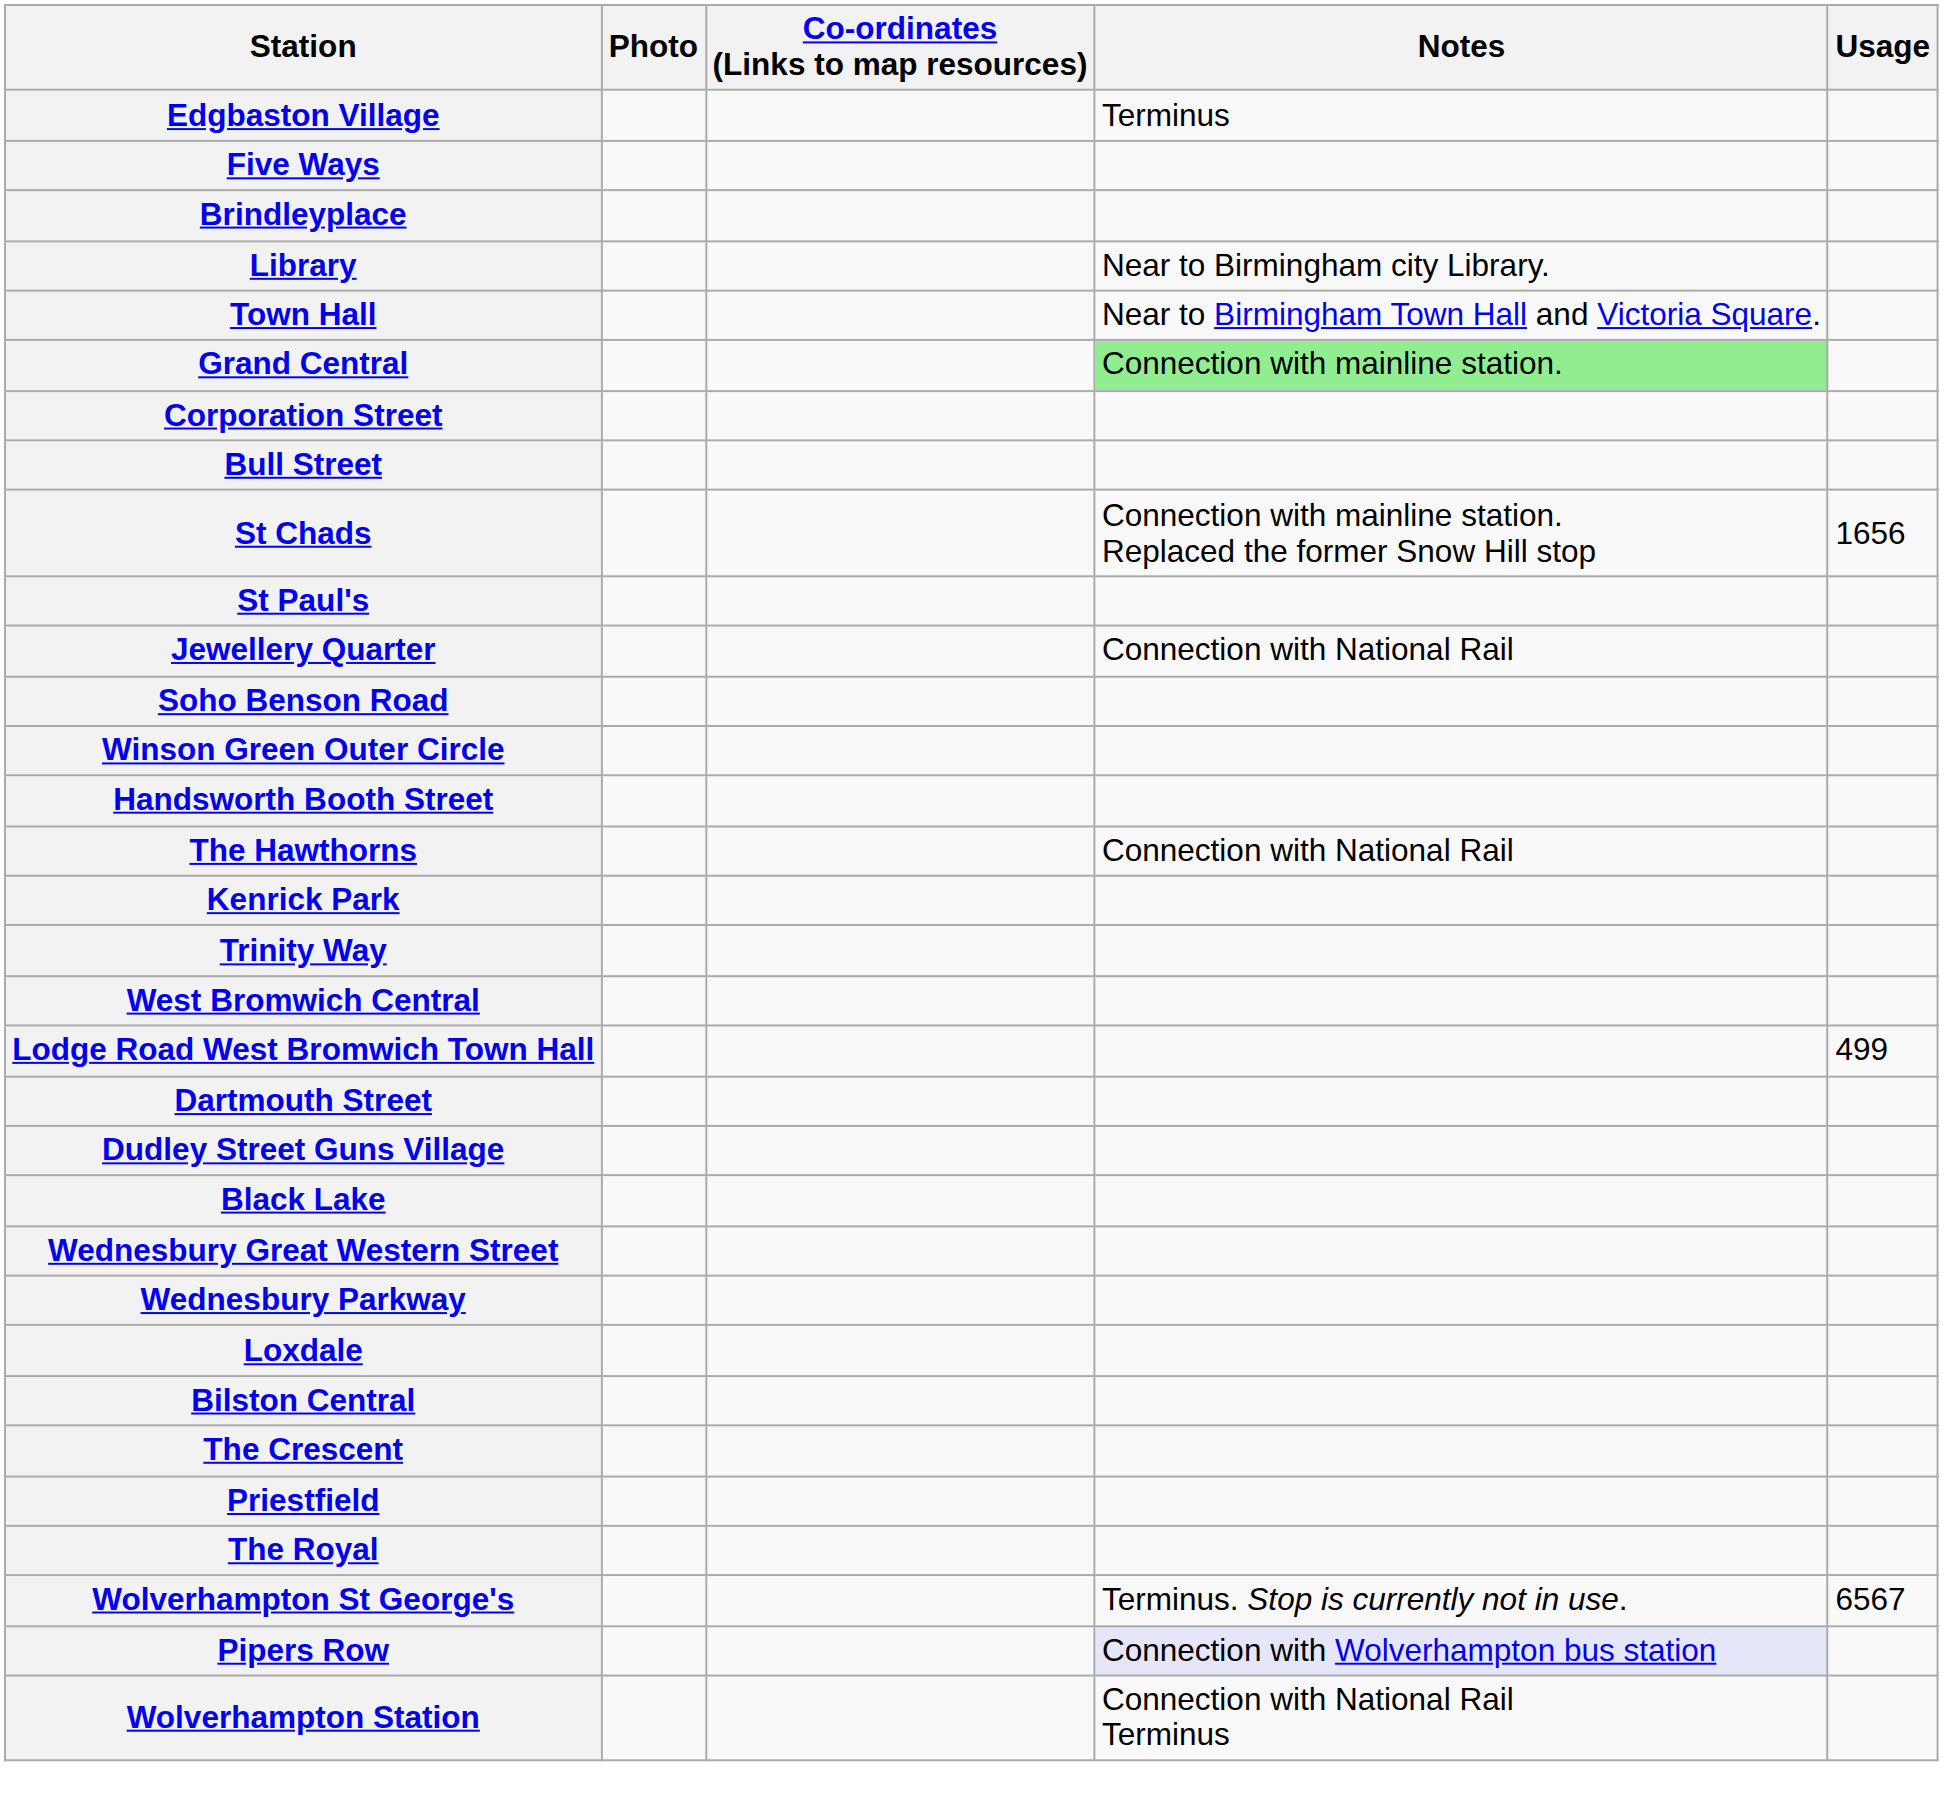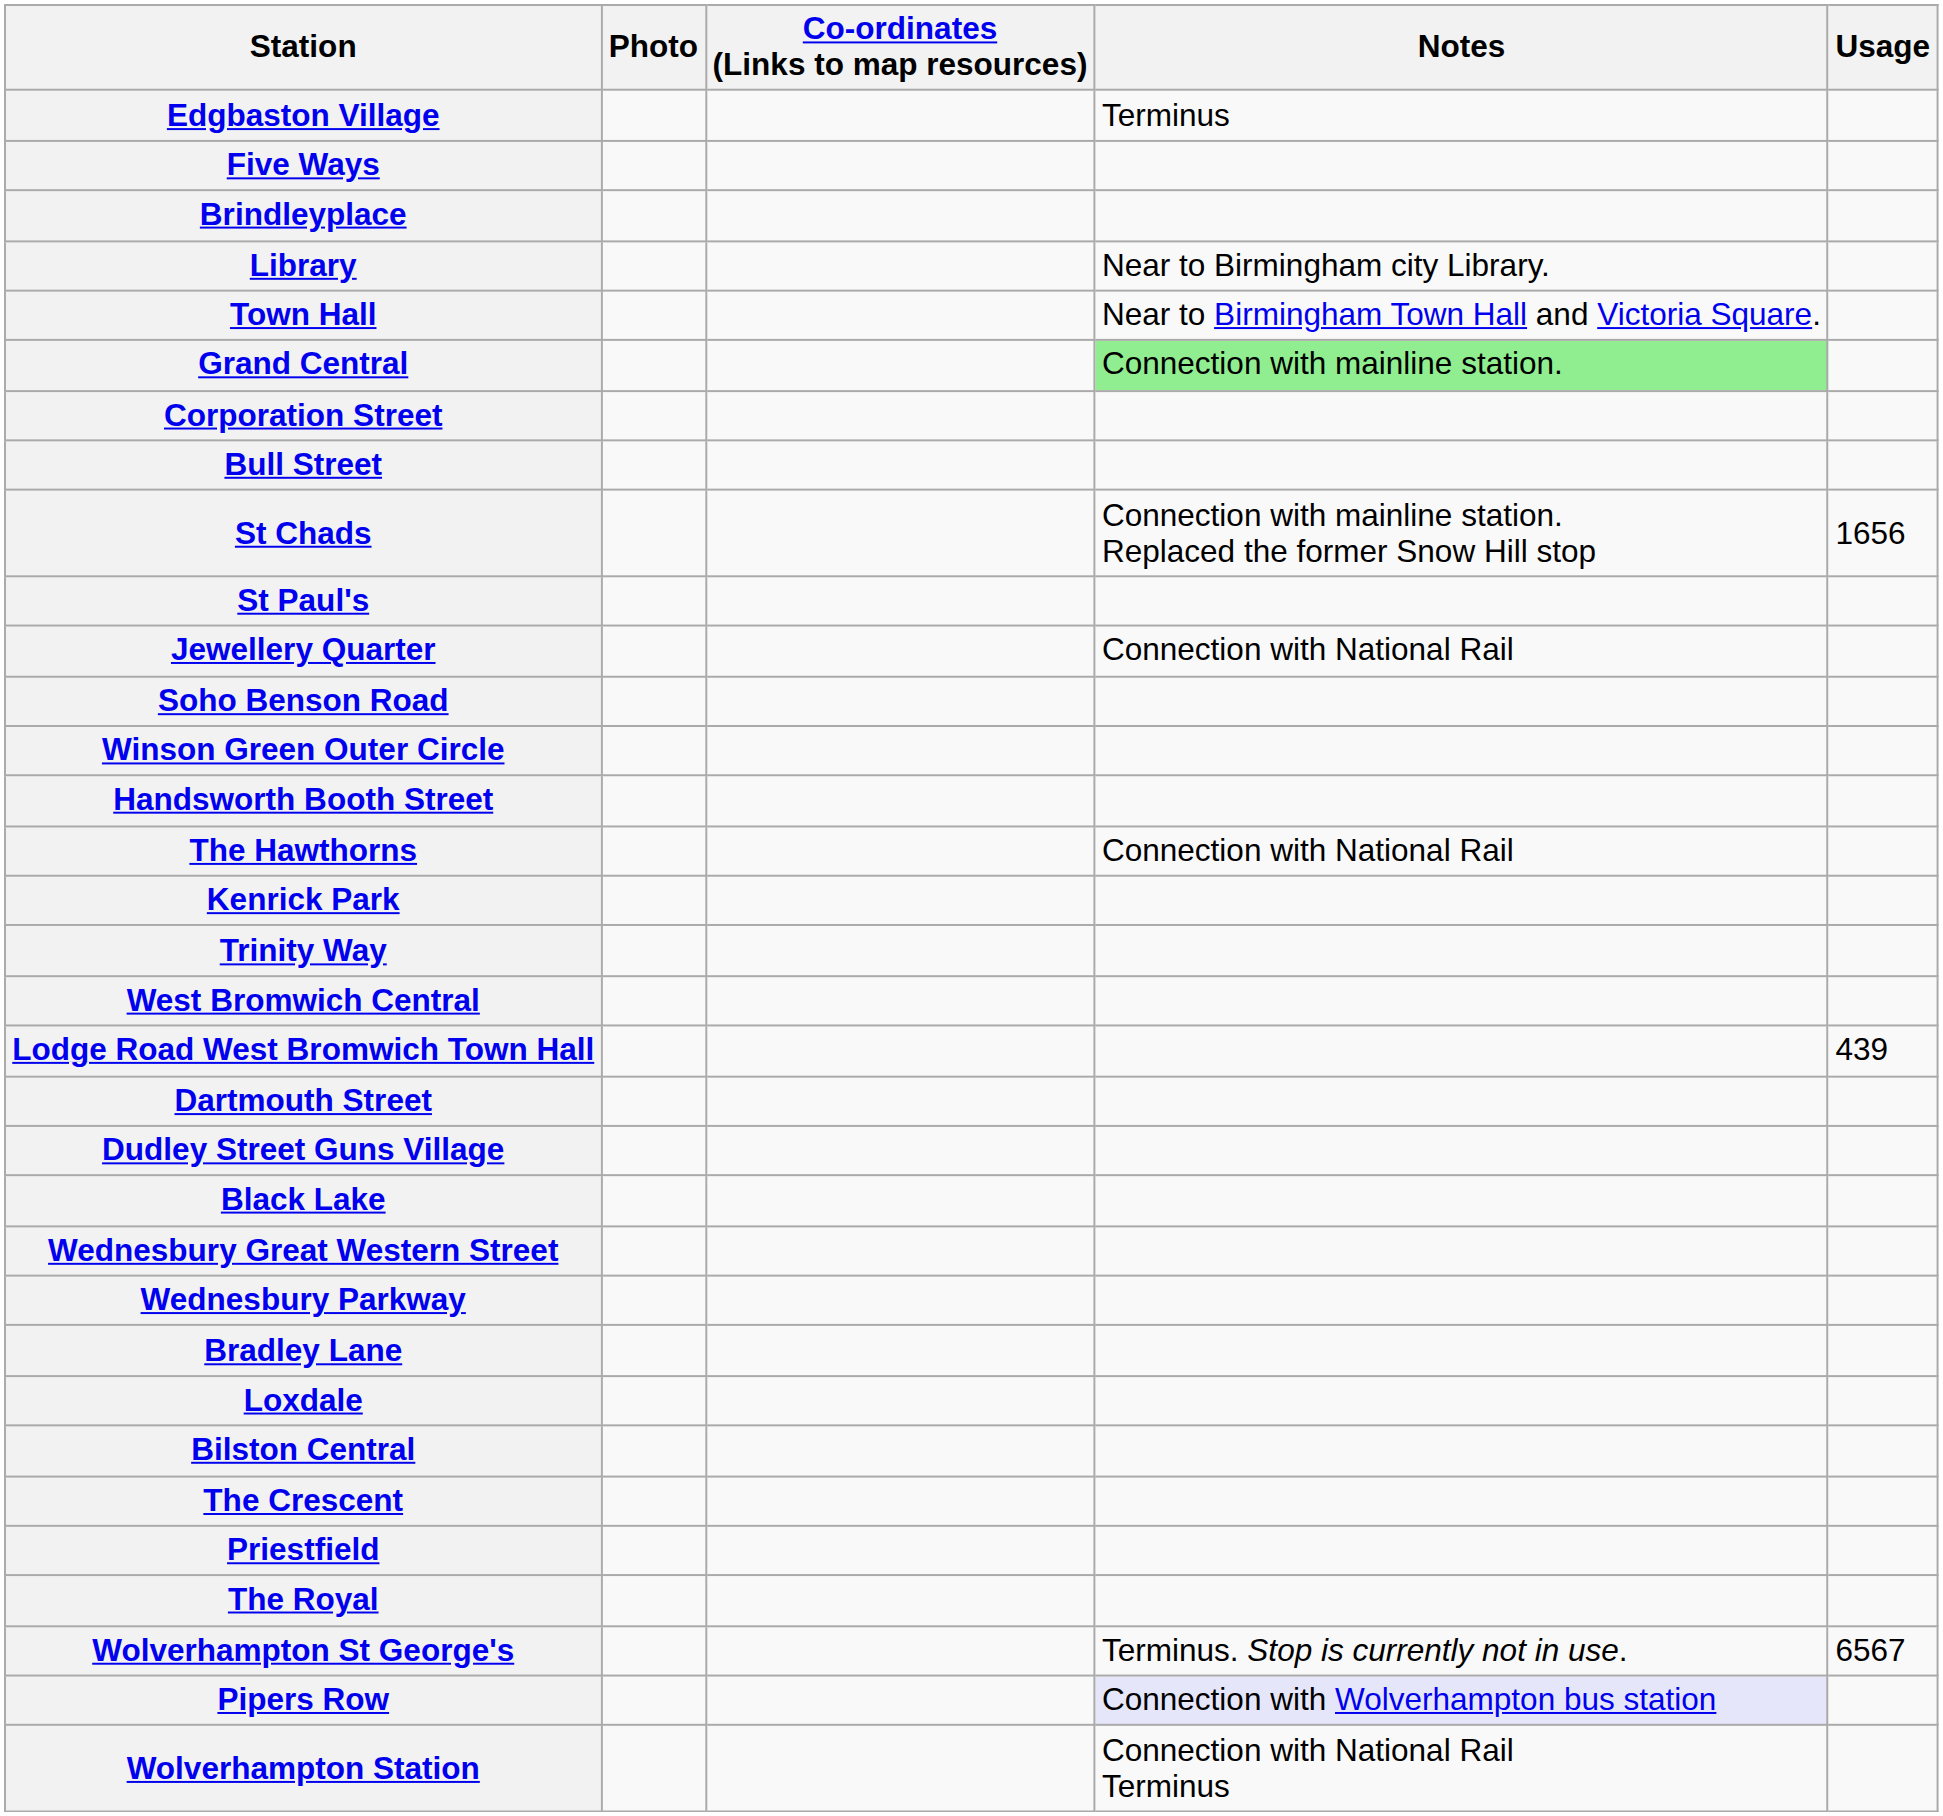(1862, 1050) 499 -> (1862, 1050) 439
+ row: (303, 1350)
